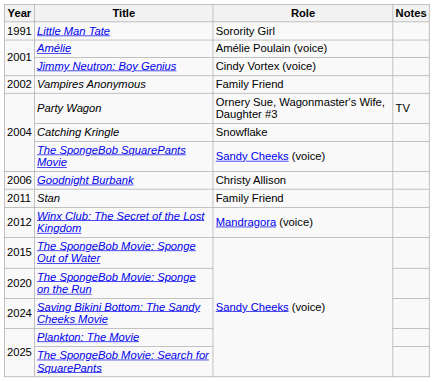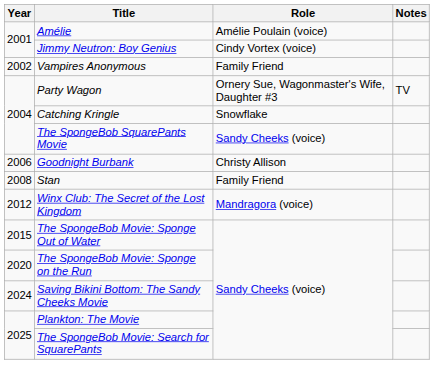- row: (74, 31)
(19, 198) 2011 -> (19, 180) 2008
